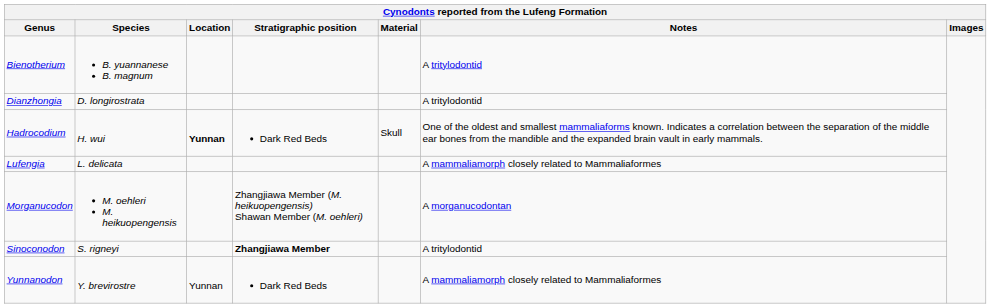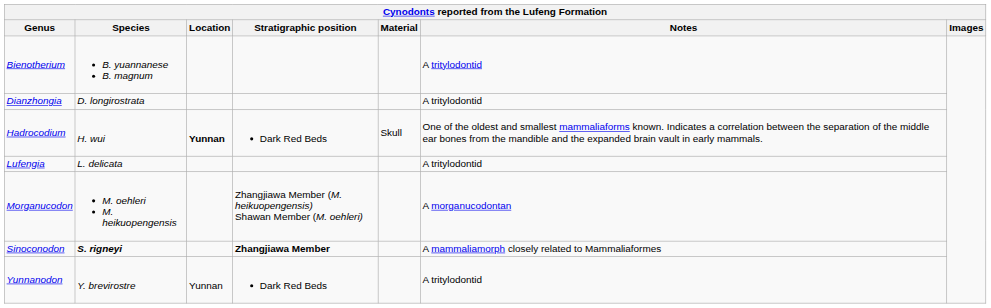(542, 164) A mammaliamorph closely related to Mammaliaformes -> (452, 164) A tritylodontid
(98, 248) normal -> (100, 248) bold
(452, 248) A tritylodontid -> (542, 248) A mammaliamorph closely related to Mammaliaformes
(542, 280) A mammaliamorph closely related to Mammaliaformes -> (452, 280) A tritylodontid
